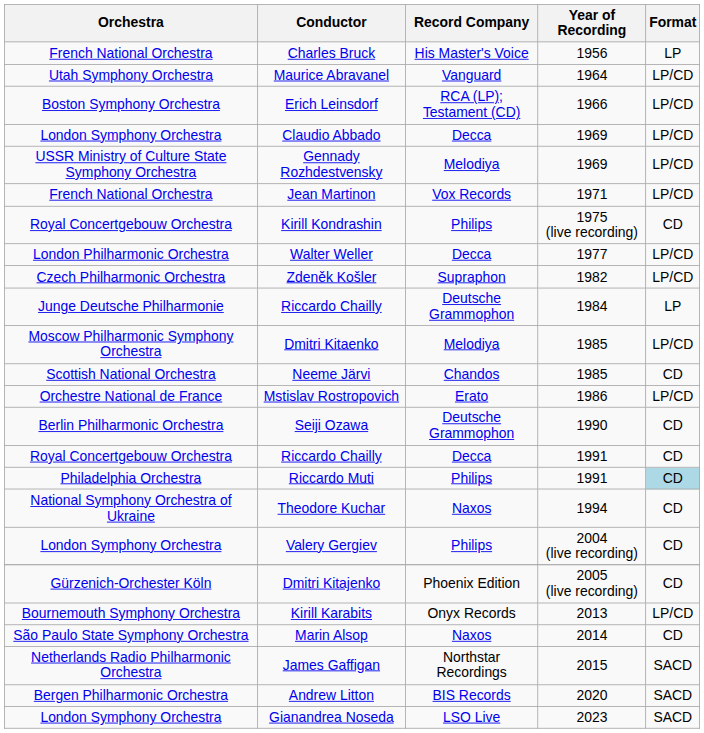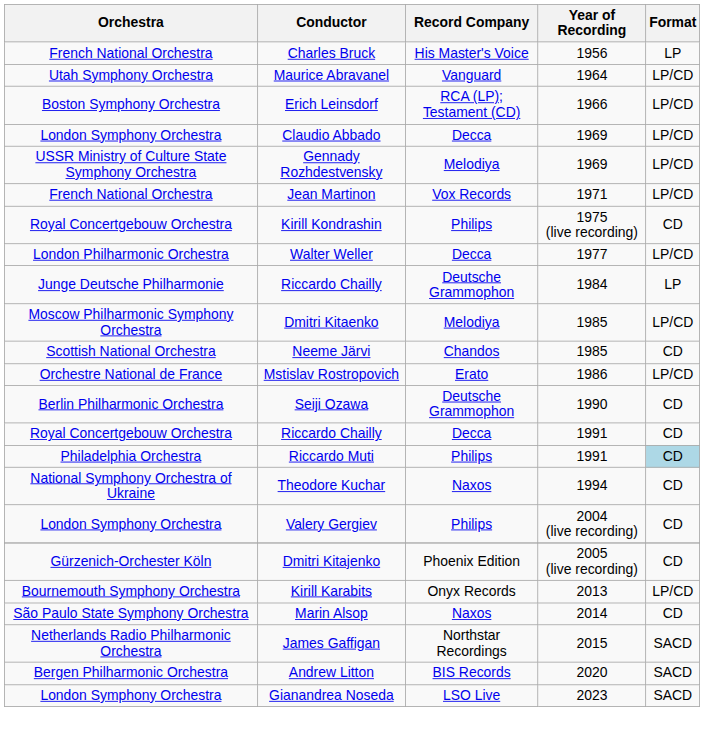- row: (331, 276)
